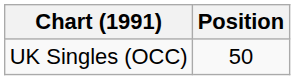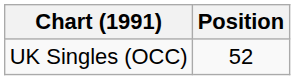(241, 56) 50 -> (241, 56) 52
